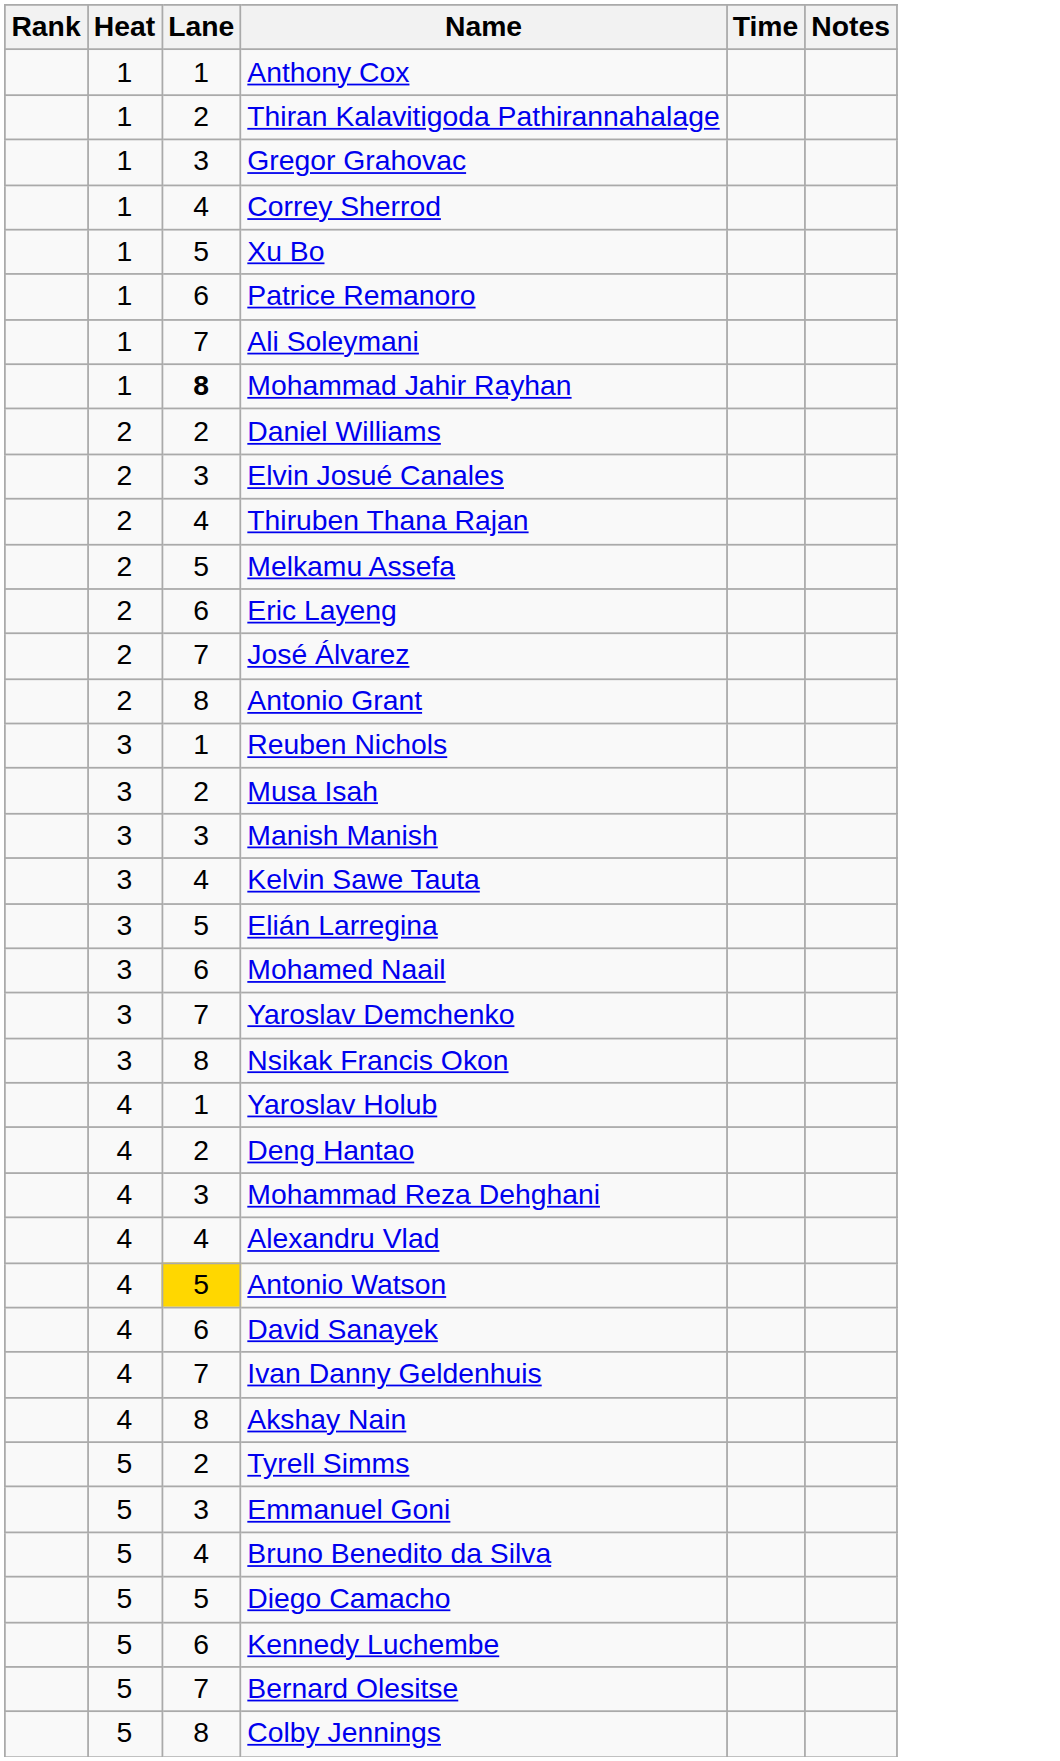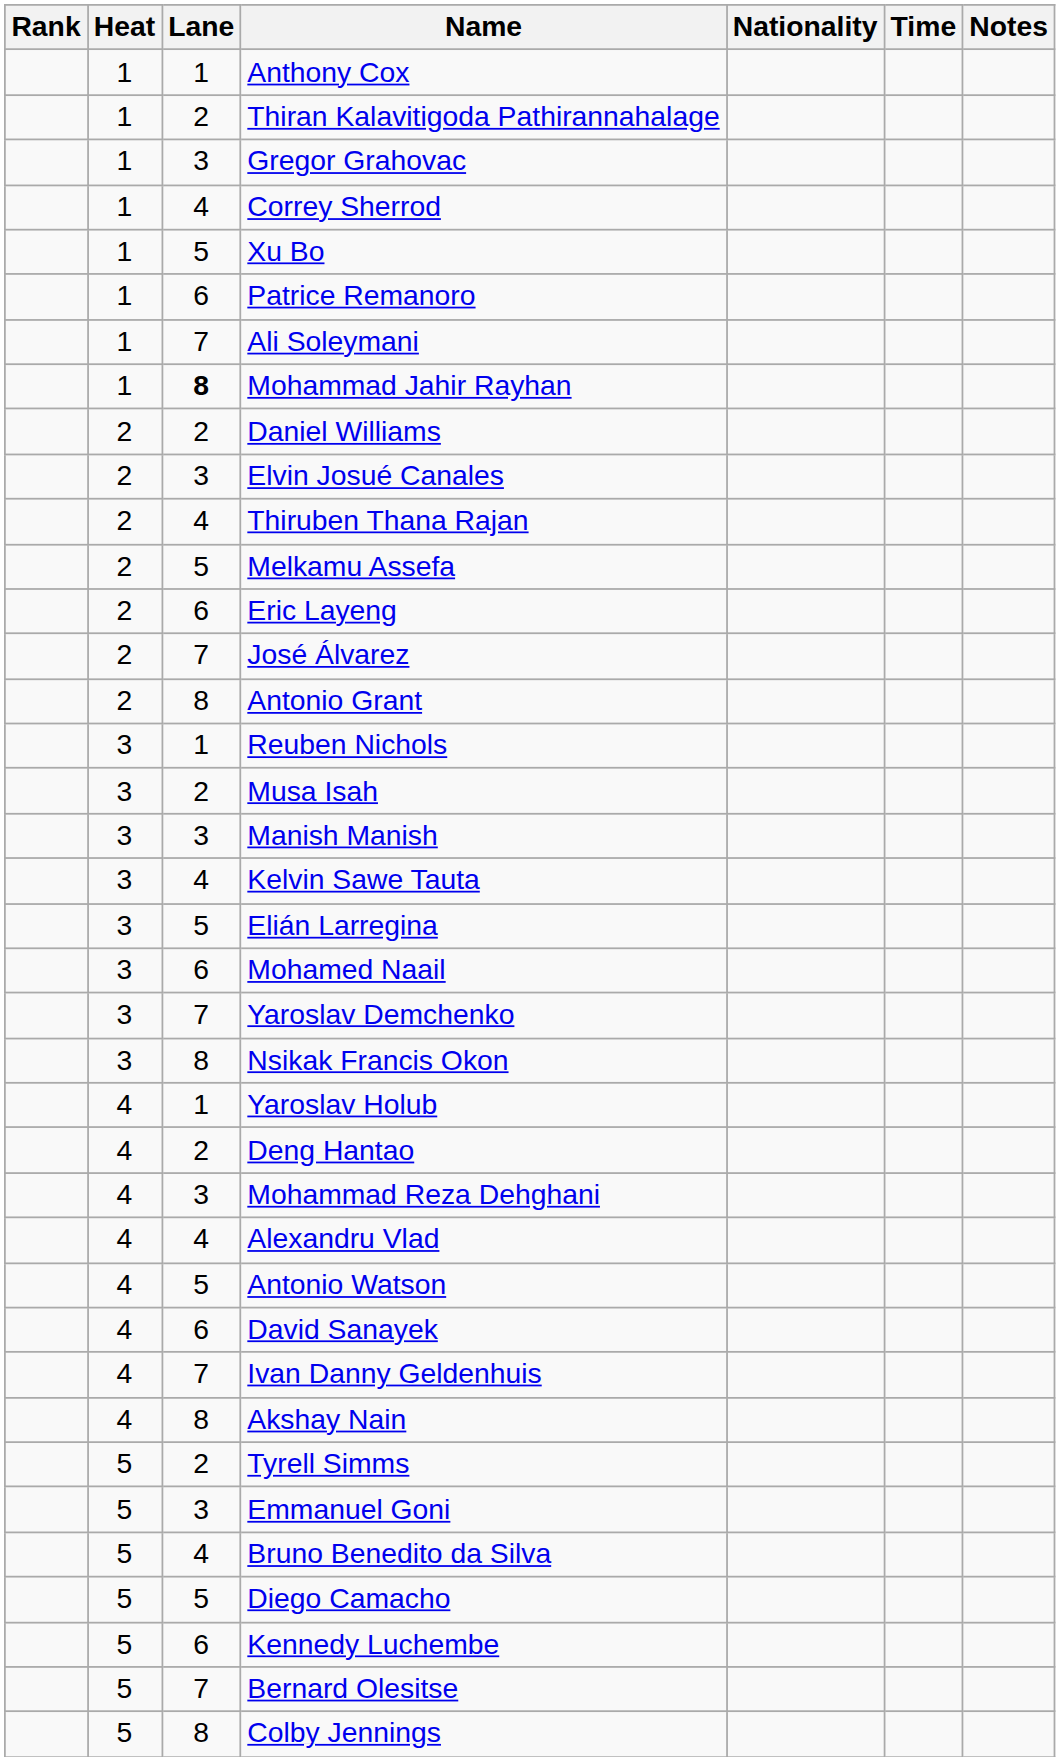+ column: (805, 26)
(201, 1284) gold background -> (201, 1284) no background
